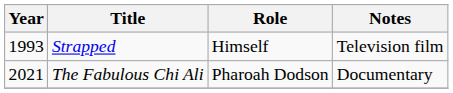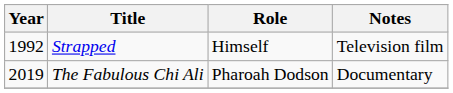(26, 46) 1993 -> (26, 46) 1992
(26, 74) 2021 -> (26, 74) 2019
